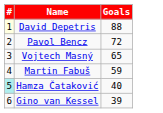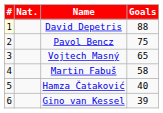+ column: (27, 12)
(117, 41) 72 -> (143, 41) 75
(117, 71) 59 -> (143, 71) 58
(9, 86) paleturquoise background -> (9, 86) no background
